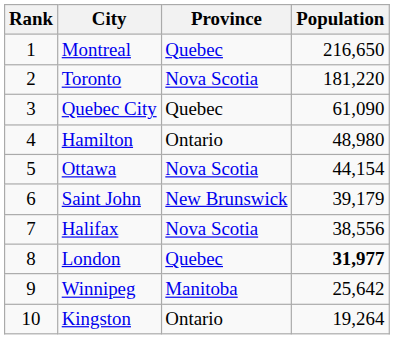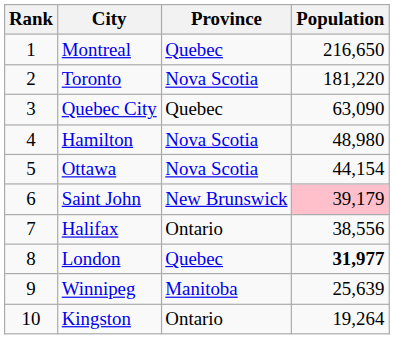(358, 109) 61,090 -> (358, 109) 63,090
(194, 139) Ontario -> (212, 139) Nova Scotia
(358, 199) no background -> (358, 199) pink background
(212, 229) Nova Scotia -> (194, 229) Ontario
(358, 288) 25,642 -> (358, 288) 25,639
